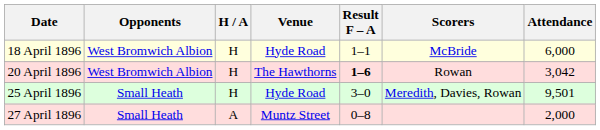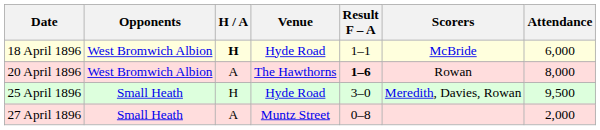(233, 51) normal -> (233, 51) bold
(233, 72) H -> (233, 72) A
(560, 72) 3,042 -> (560, 72) 8,000
(560, 93) 9,501 -> (560, 93) 9,500
